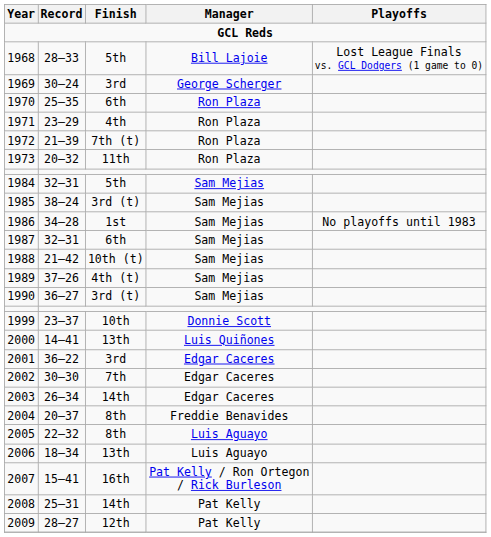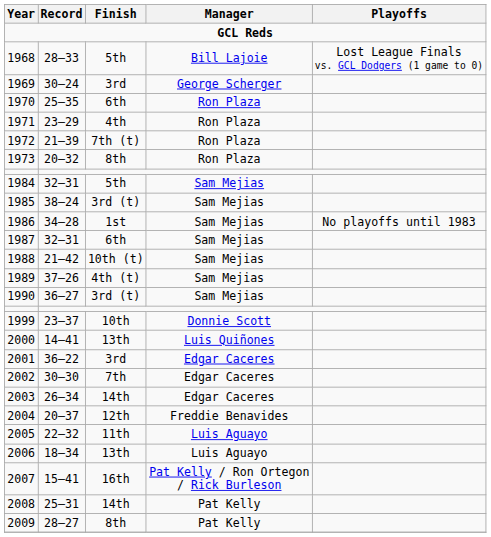(116, 159) 11th -> (116, 159) 8th
(116, 415) 8th -> (116, 415) 12th
(116, 434) 8th -> (116, 434) 11th
(116, 523) 12th -> (116, 523) 8th
